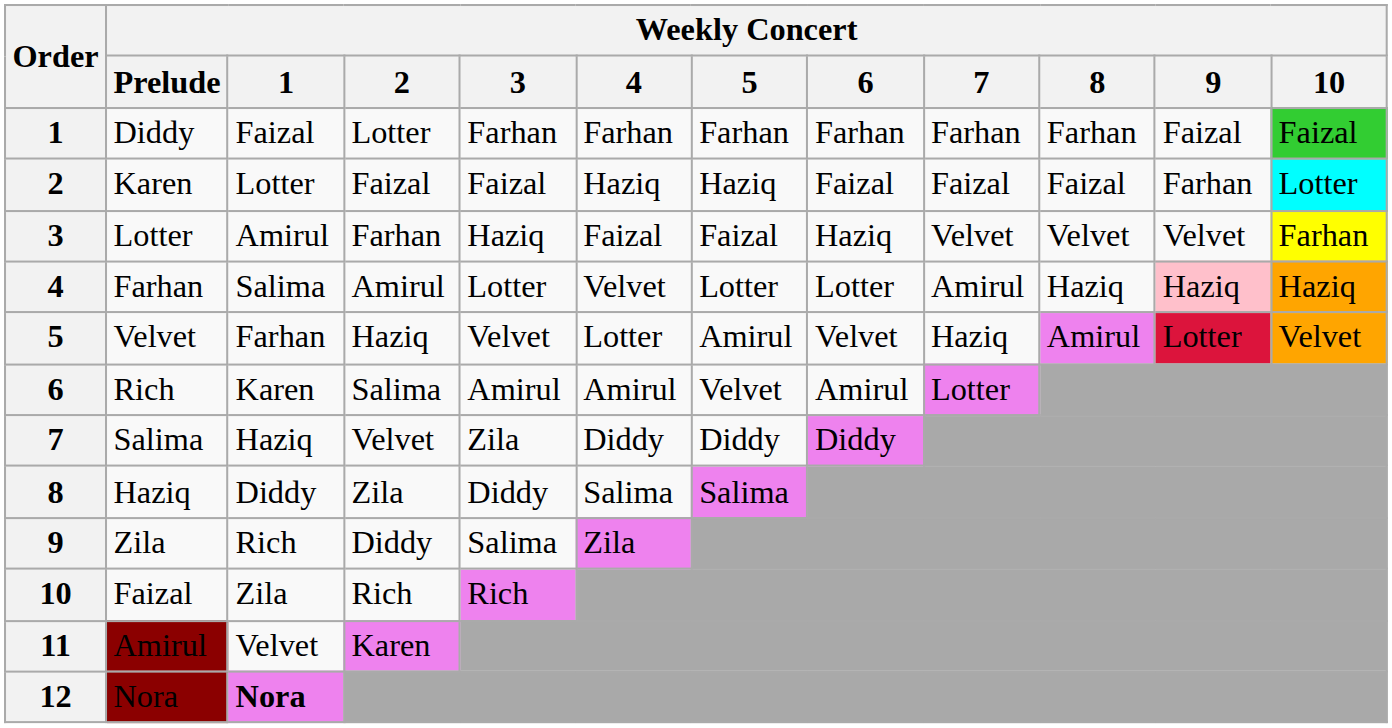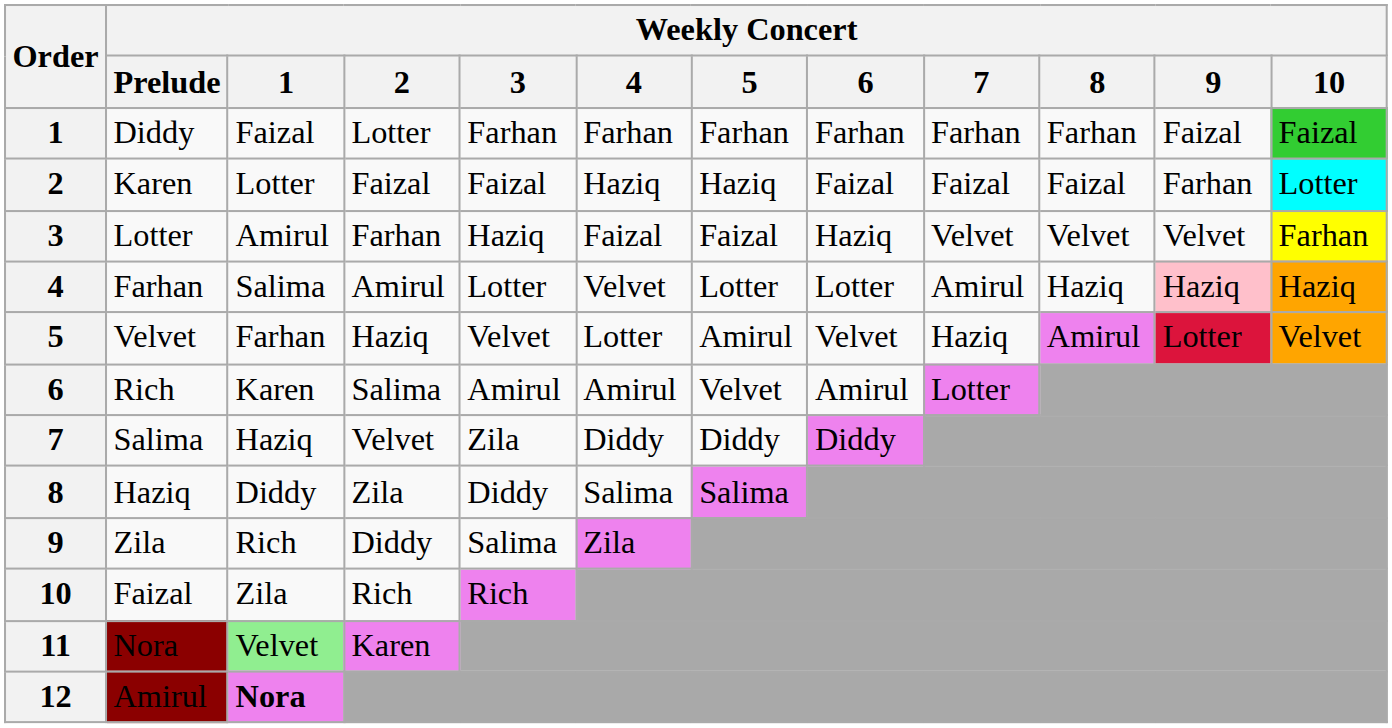(160, 645) Amirul -> (146, 645) Nora
(277, 645) no background -> (277, 645) lightgreen background
(146, 696) Nora -> (160, 696) Amirul
